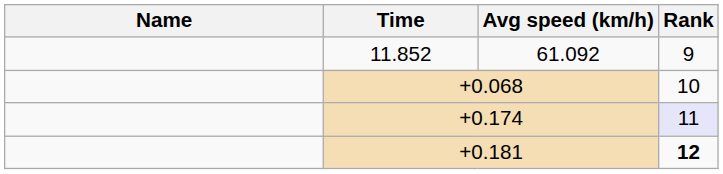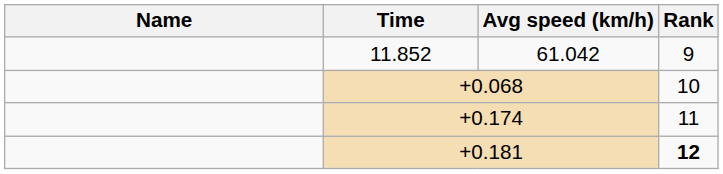(568, 53) 61.092 -> (568, 53) 61.042
(689, 119) lavender background -> (689, 119) no background
